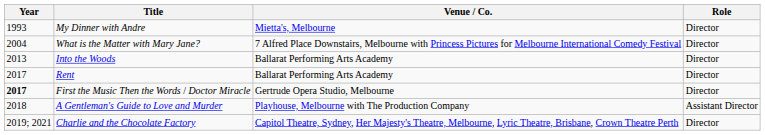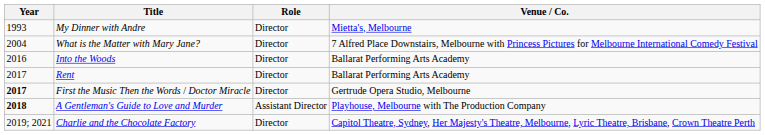columns swapped: (722, 12) <-> (468, 12)
(17, 59) 2013 -> (17, 59) 2016
(17, 106) normal -> (17, 106) bold
